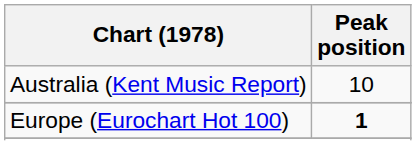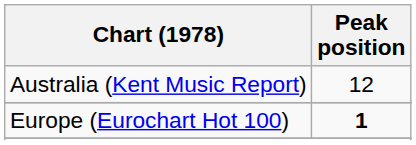(361, 84) 10 -> (361, 84) 12
